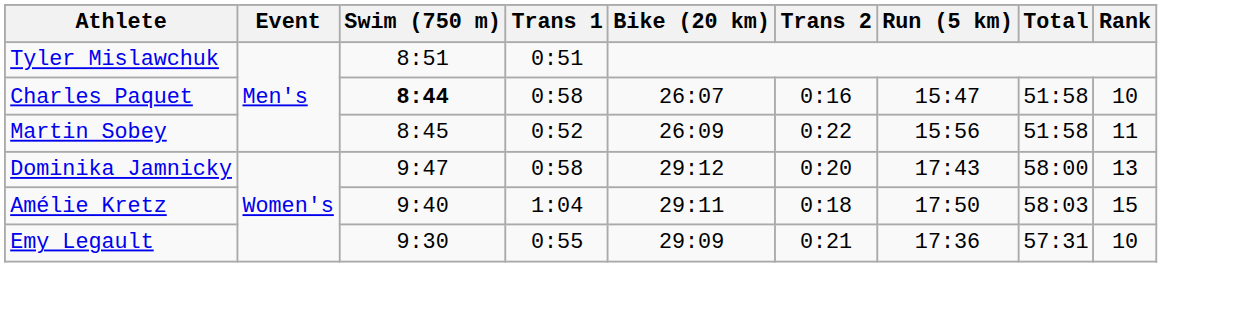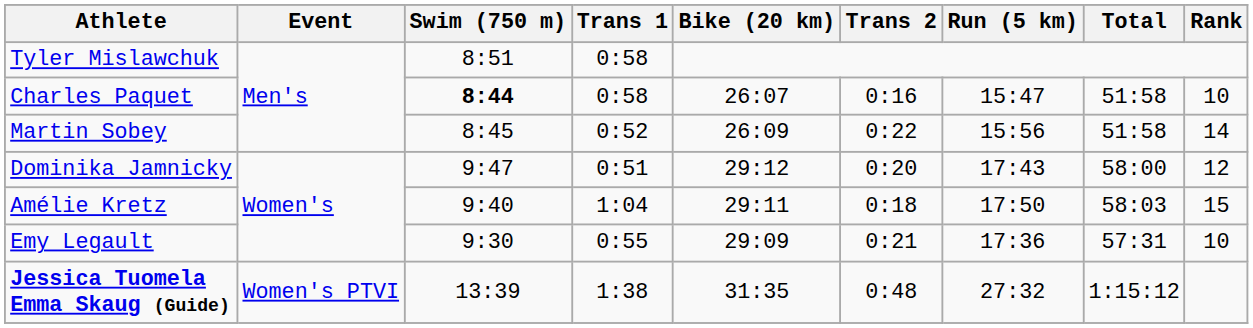(557, 59) 0:51 -> (622, 59) 0:58
(1125, 133) 11 -> (1216, 133) 14
(557, 169) 0:58 -> (622, 169) 0:51
(1125, 169) 13 -> (1216, 169) 12
+ row: (120, 292)
